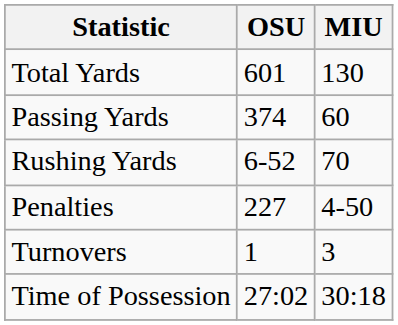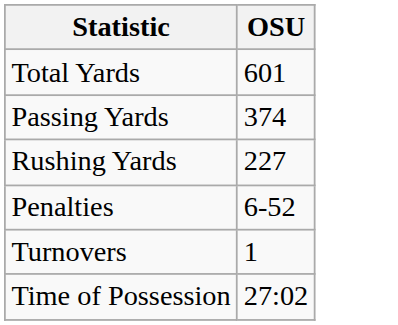- column: (354, 26)
(270, 161) 6-52 -> (265, 161) 227
(265, 206) 227 -> (270, 206) 6-52
